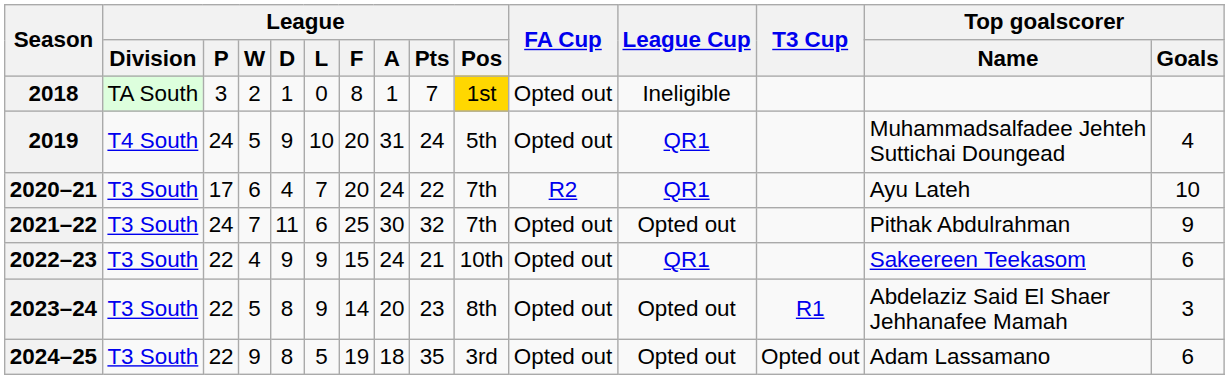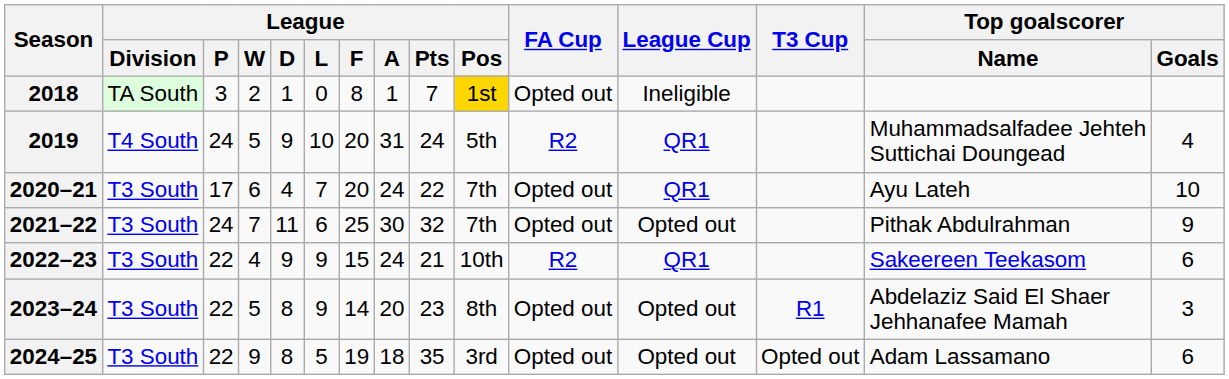(563, 141) Opted out -> (563, 141) R2
(563, 189) R2 -> (563, 189) Opted out
(563, 260) Opted out -> (563, 260) R2
